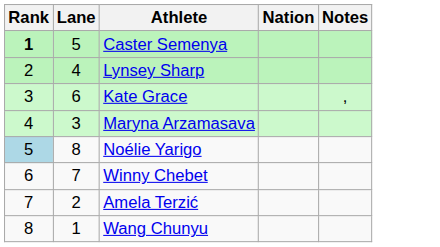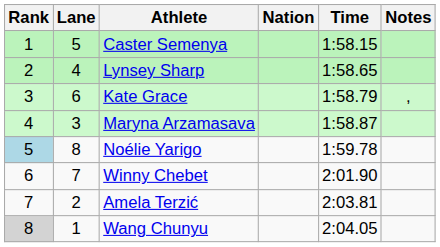+ column: (350, 17)
(29, 44) bold -> (29, 44) normal
(29, 228) no background -> (29, 228) lightgrey background
